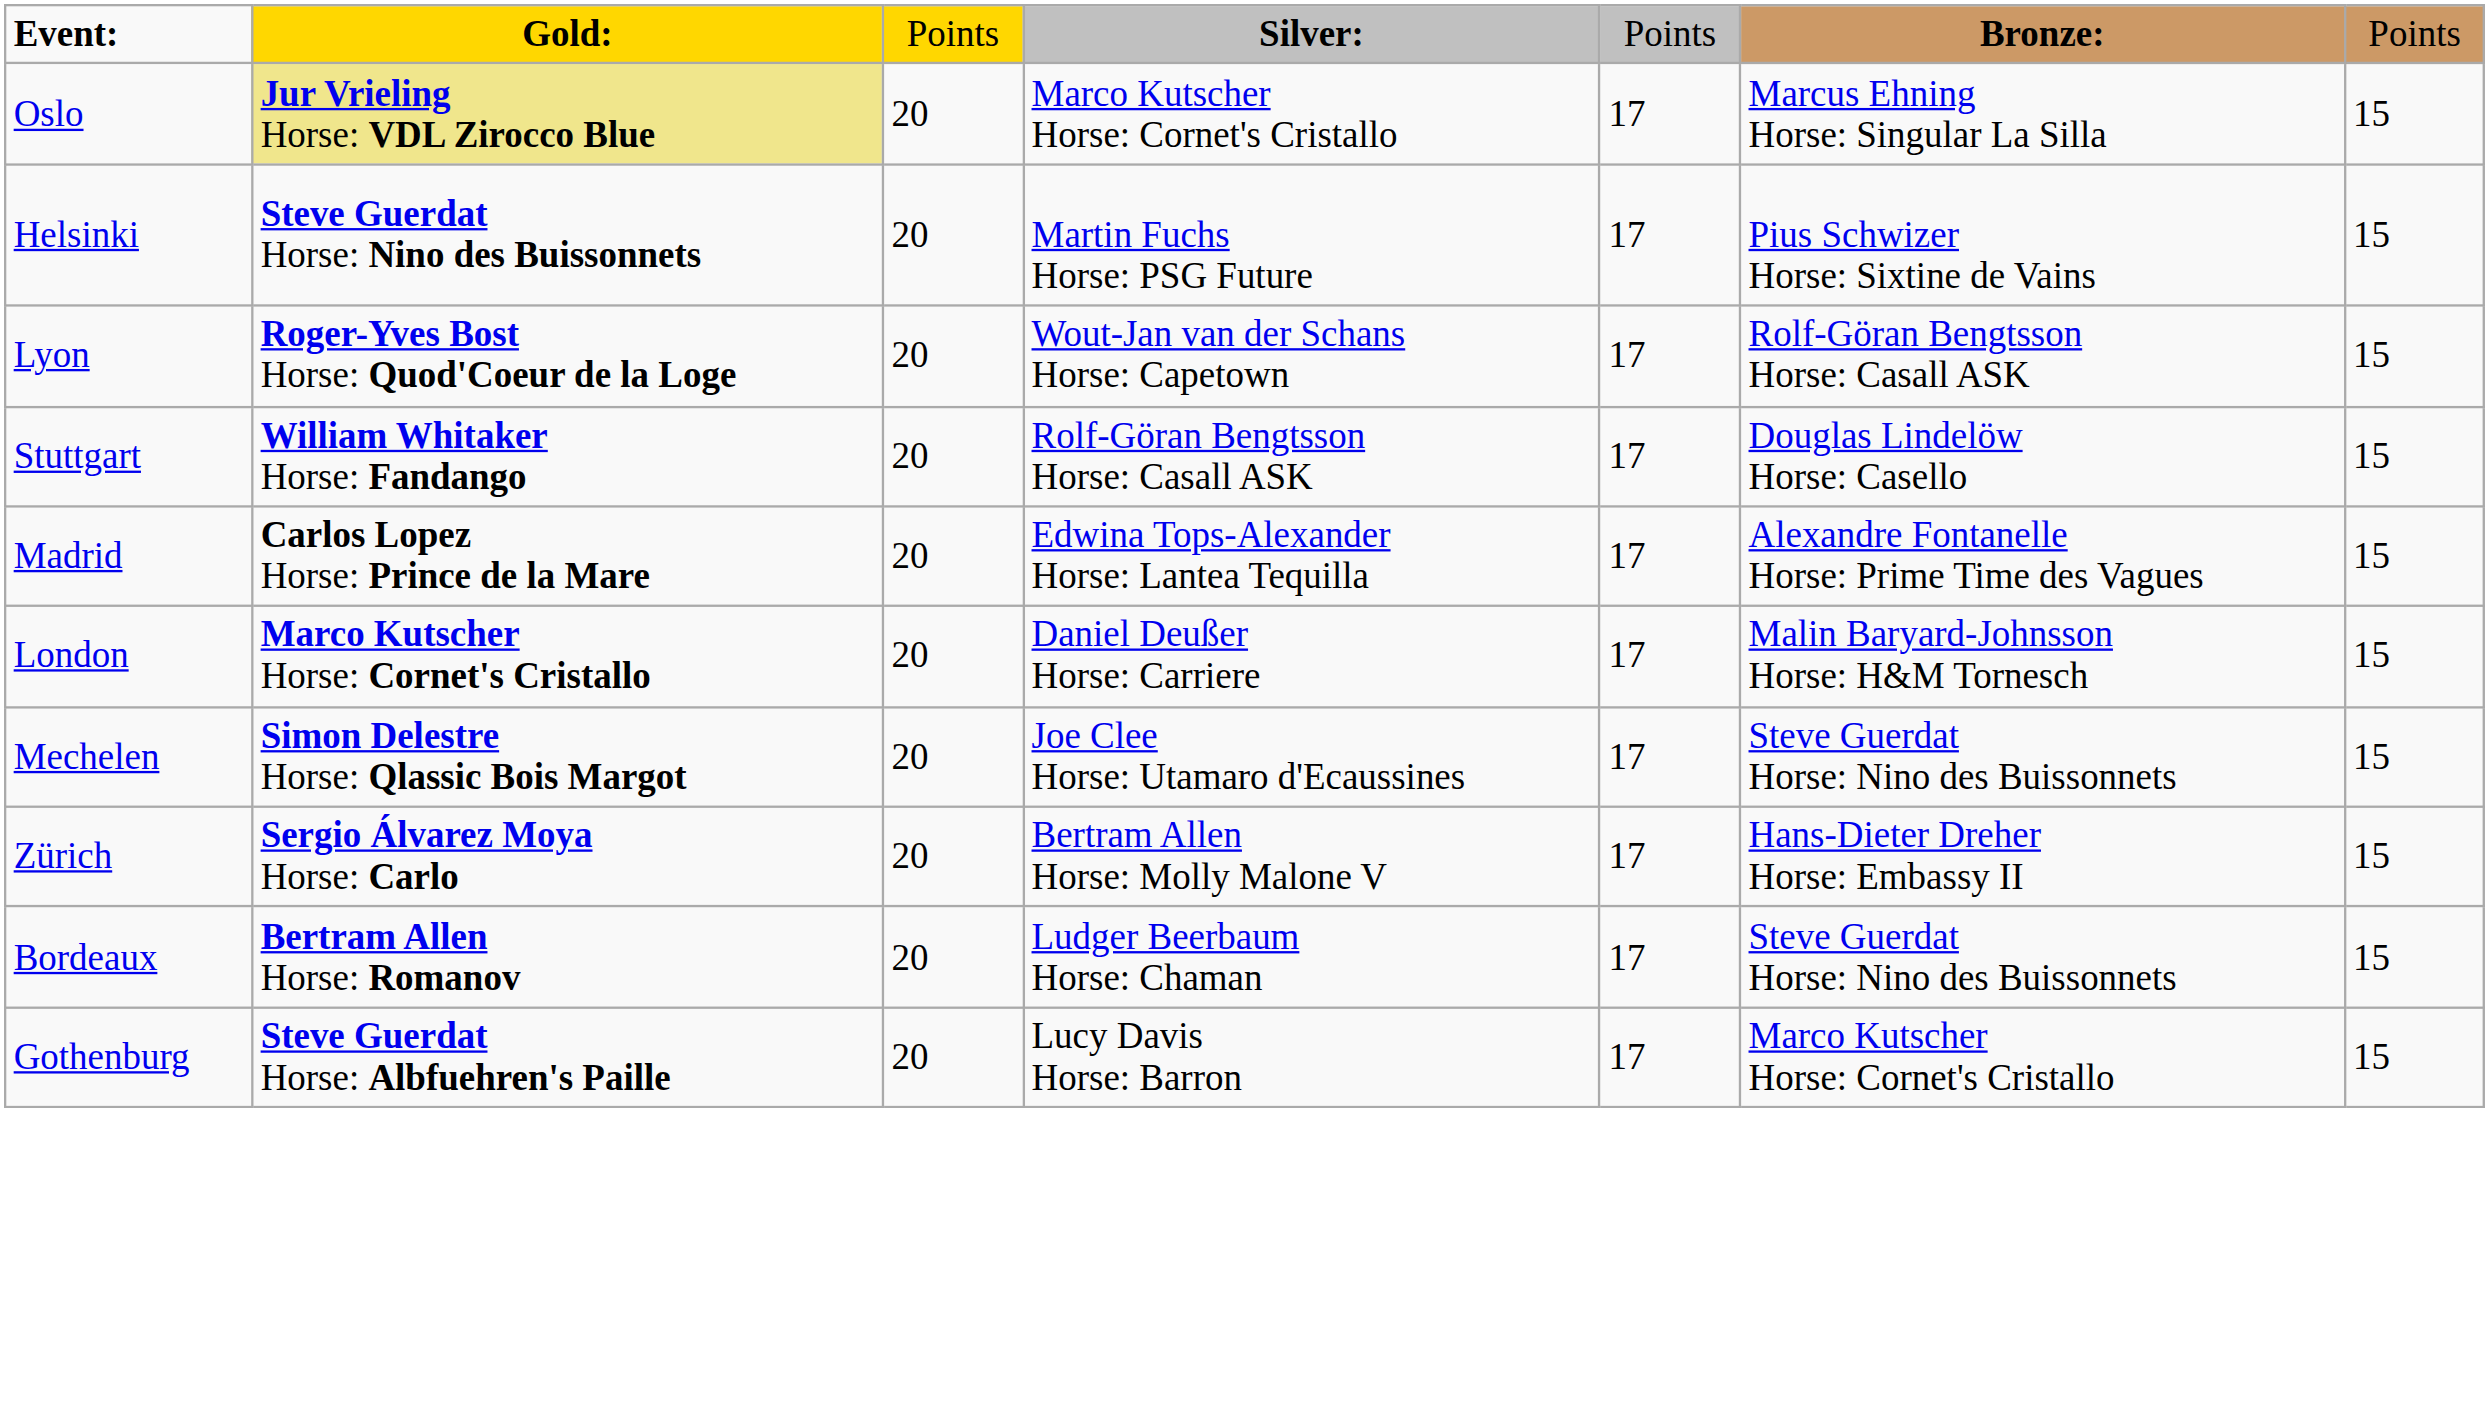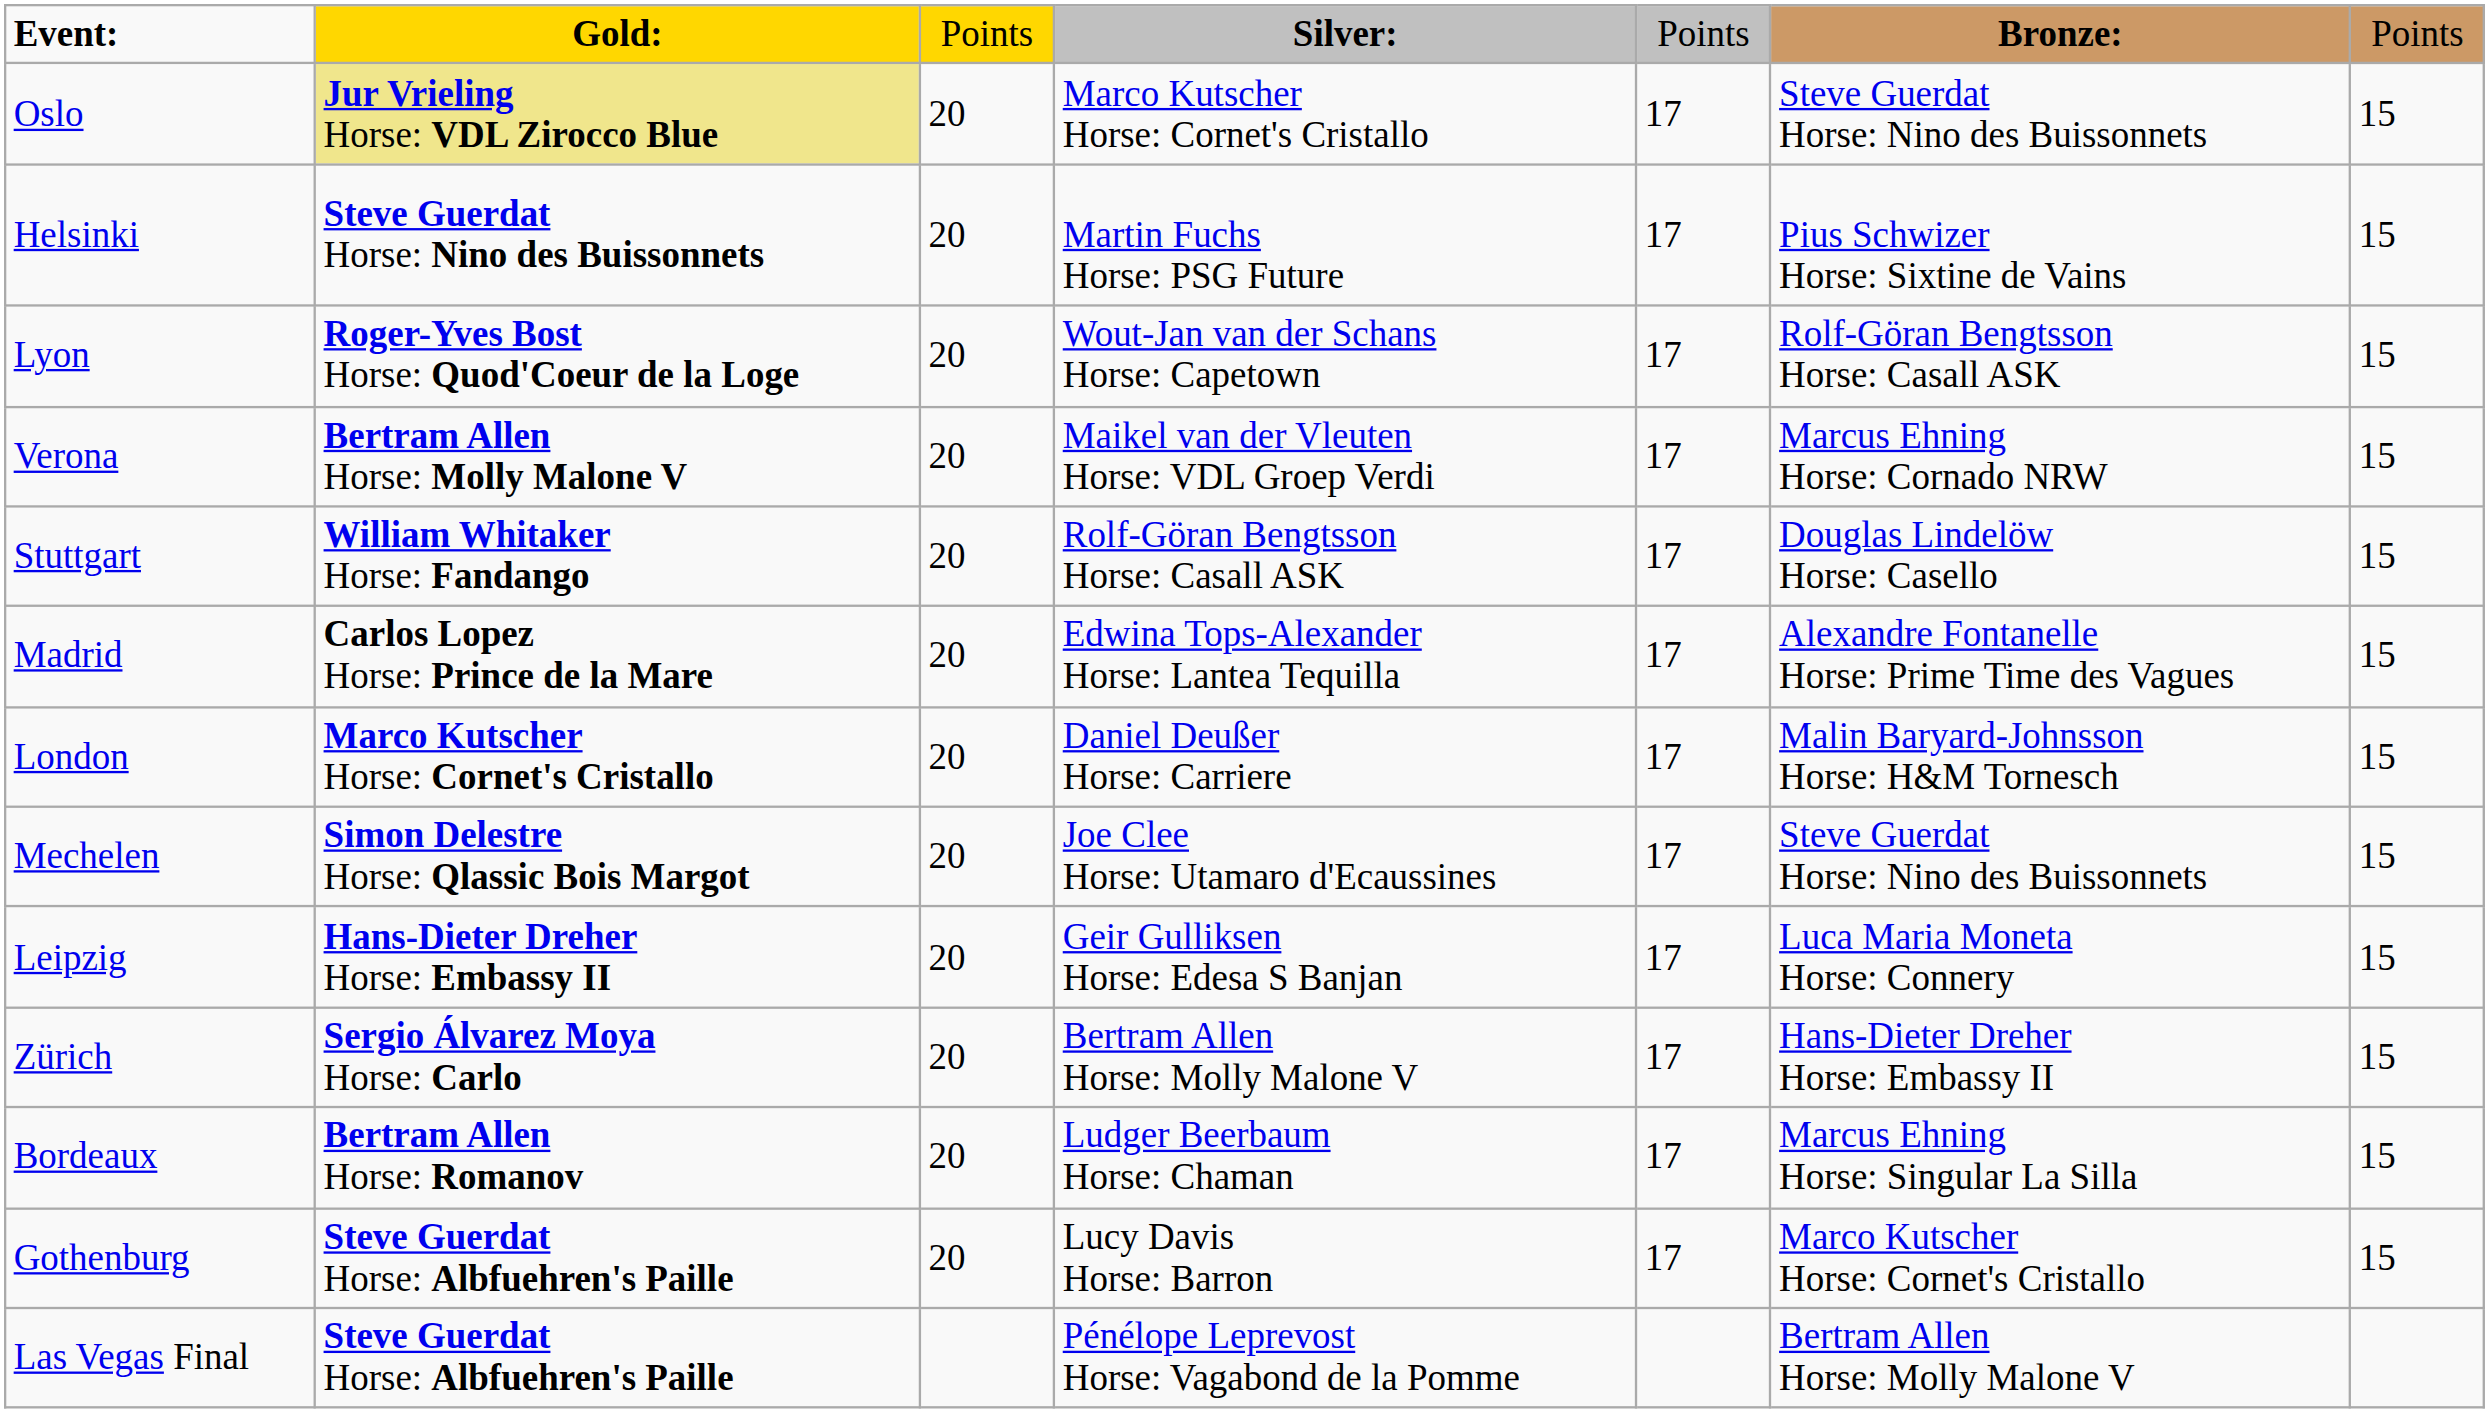(1928, 113) Marcus Ehning Horse: Singular La Silla -> (1993, 113) Steve Guerdat Horse: Nino des Buissonnets
+ row: (66, 455)
+ row: (70, 956)
(1963, 956) Steve Guerdat Horse: Nino des Buissonnets -> (1958, 1156) Marcus Ehning Horse: Singular La Silla
+ row: (131, 1357)
